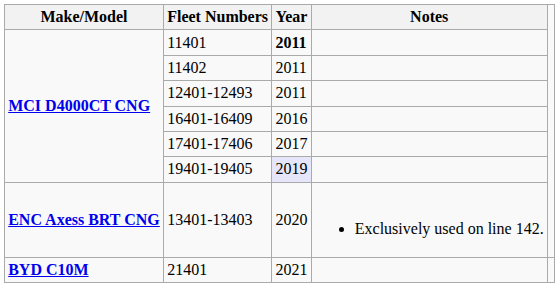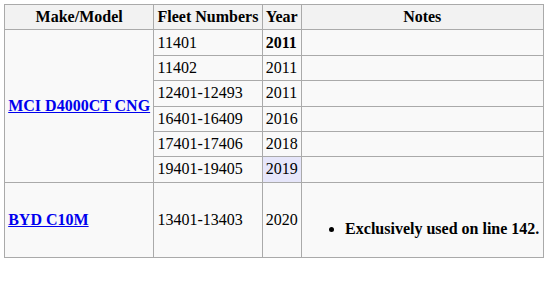(291, 144) 2017 -> (282, 144) 2018
(84, 219) ENC Axess BRT CNG -> (48, 219) BYD C10M
(429, 229) normal -> (422, 229) bold
- row: (187, 270)
